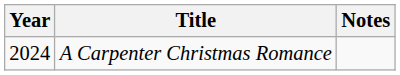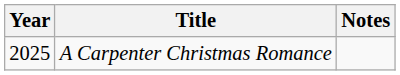(30, 53) 2024 -> (30, 53) 2025
